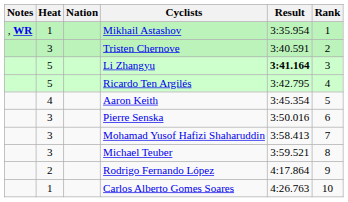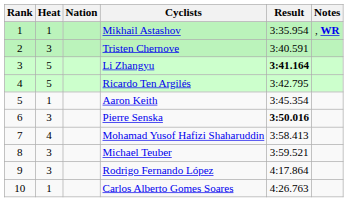columns swapped: (328, 13) <-> (20, 13)
(50, 100) 4 -> (49, 100) 1
(290, 118) normal -> (289, 118) bold
(50, 135) 3 -> (49, 135) 4
(50, 170) 2 -> (49, 170) 3
